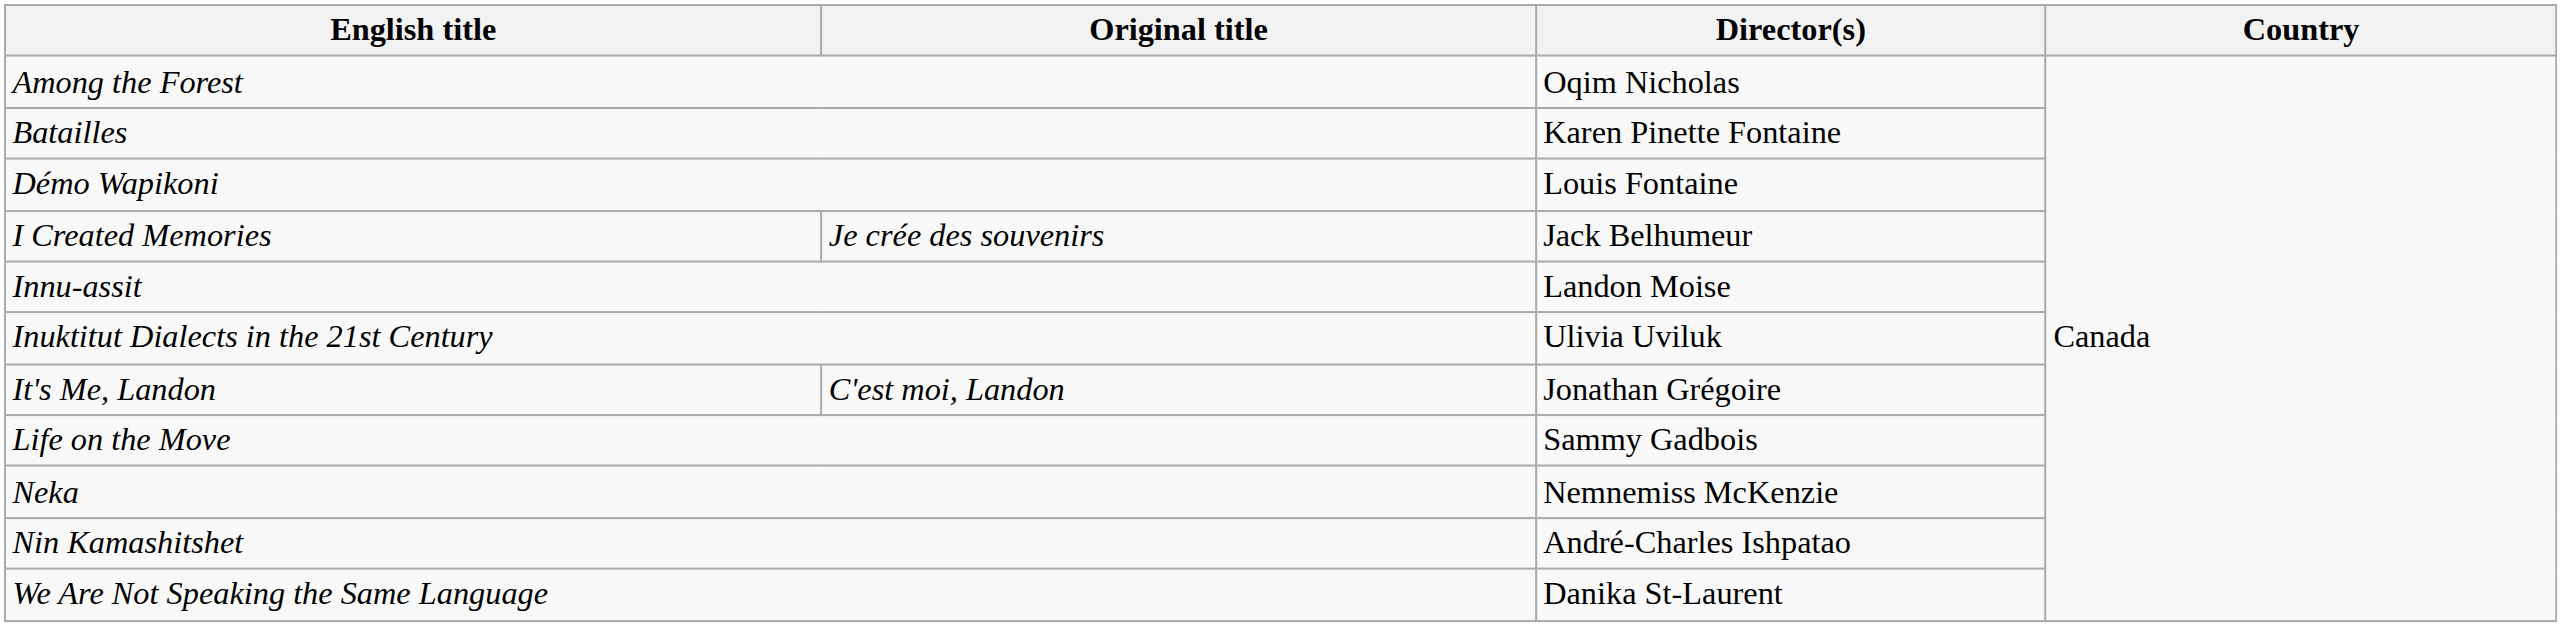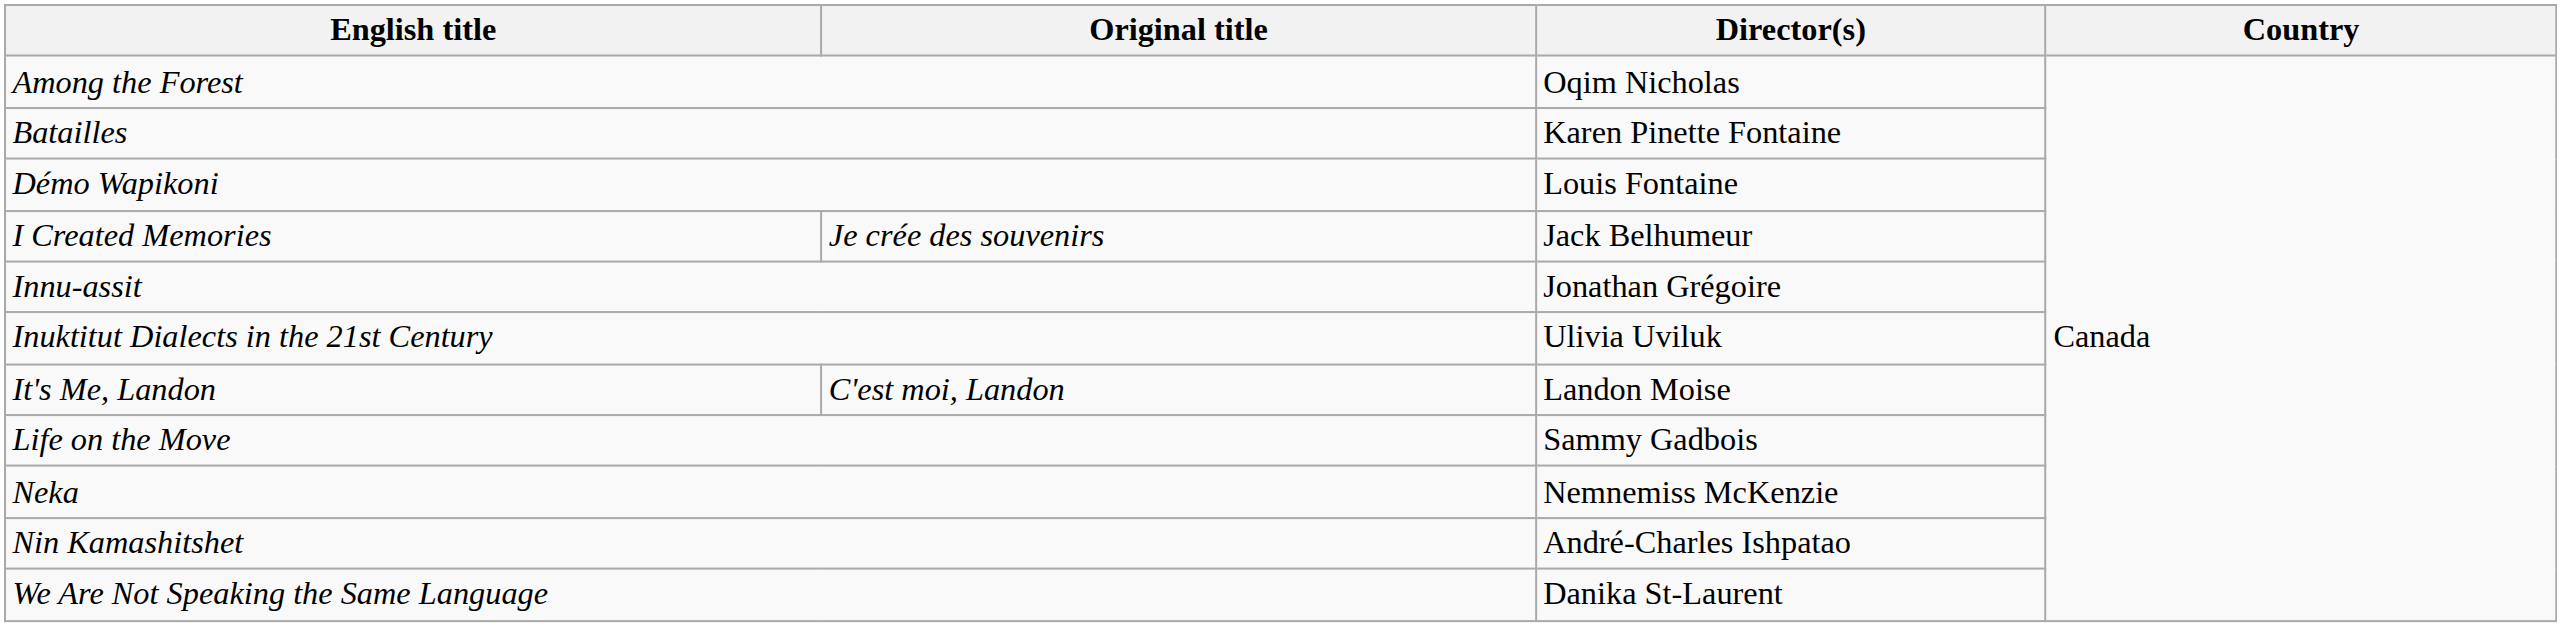(1637, 286) Landon Moise -> (1662, 286) Jonathan Grégoire
(1662, 388) Jonathan Grégoire -> (1637, 388) Landon Moise
